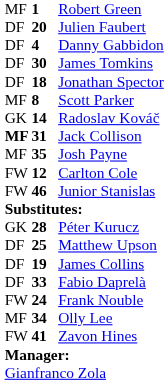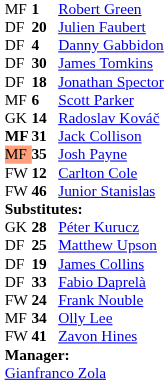(35, 100) 8 -> (35, 100) 6
(16, 154) no background -> (16, 154) lightsalmon background
